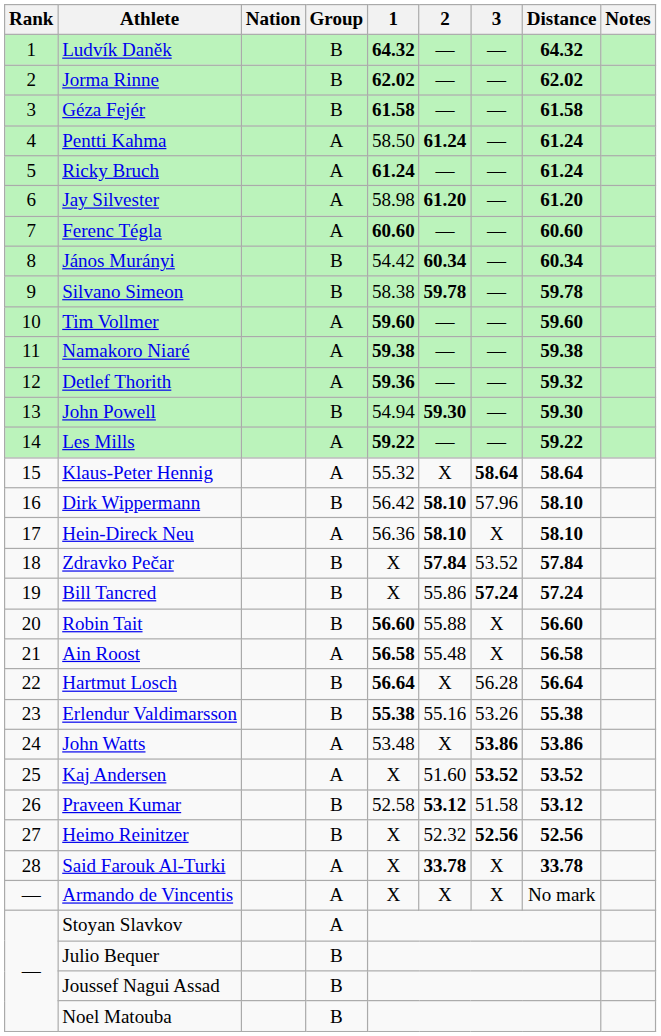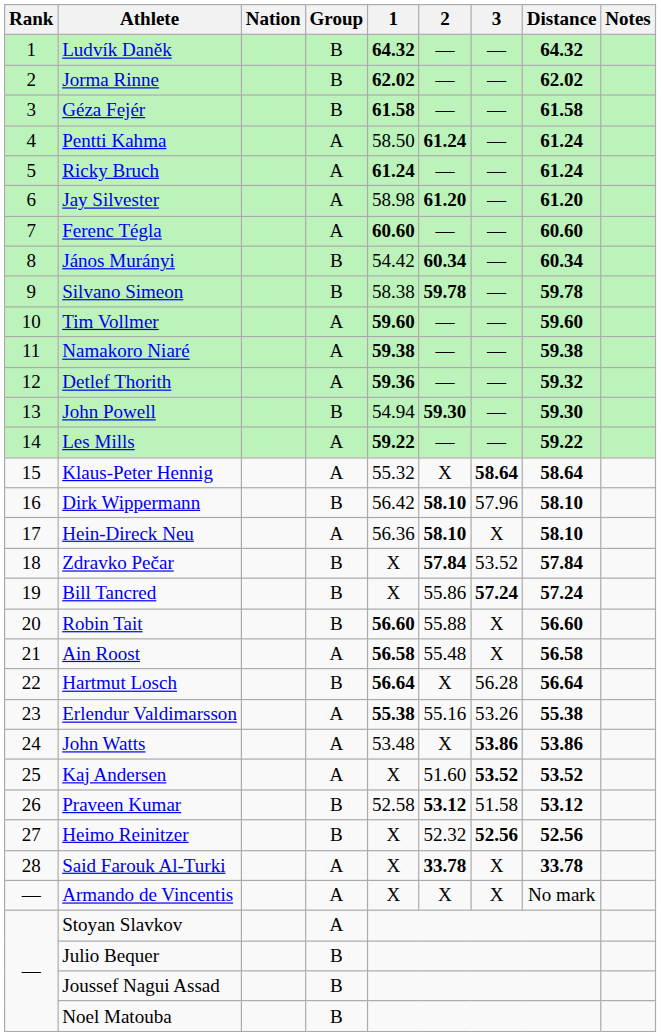(336, 714) B -> (336, 714) A
